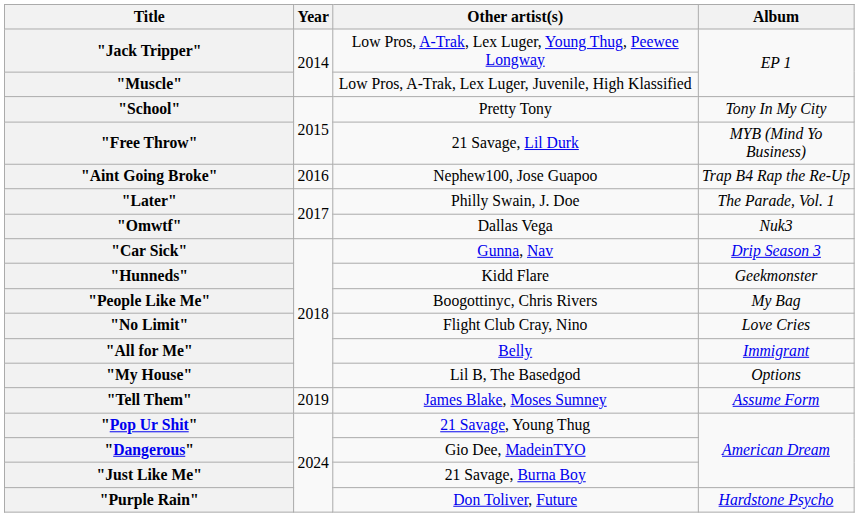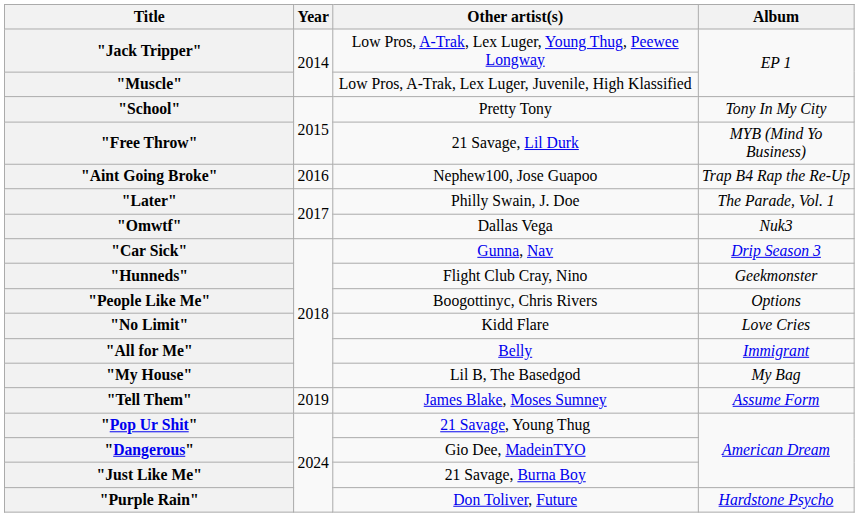(515, 276) Kidd Flare -> (515, 276) Flight Club Cray, Nino
(776, 300) My Bag -> (776, 300) Options
(515, 325) Flight Club Cray, Nino -> (515, 325) Kidd Flare
(776, 375) Options -> (776, 375) My Bag
